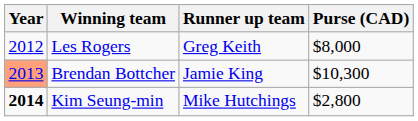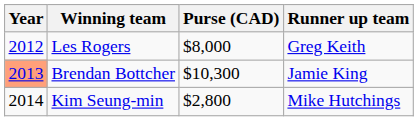columns swapped: (244, 18) <-> (361, 18)
(26, 101) bold -> (26, 101) normal
